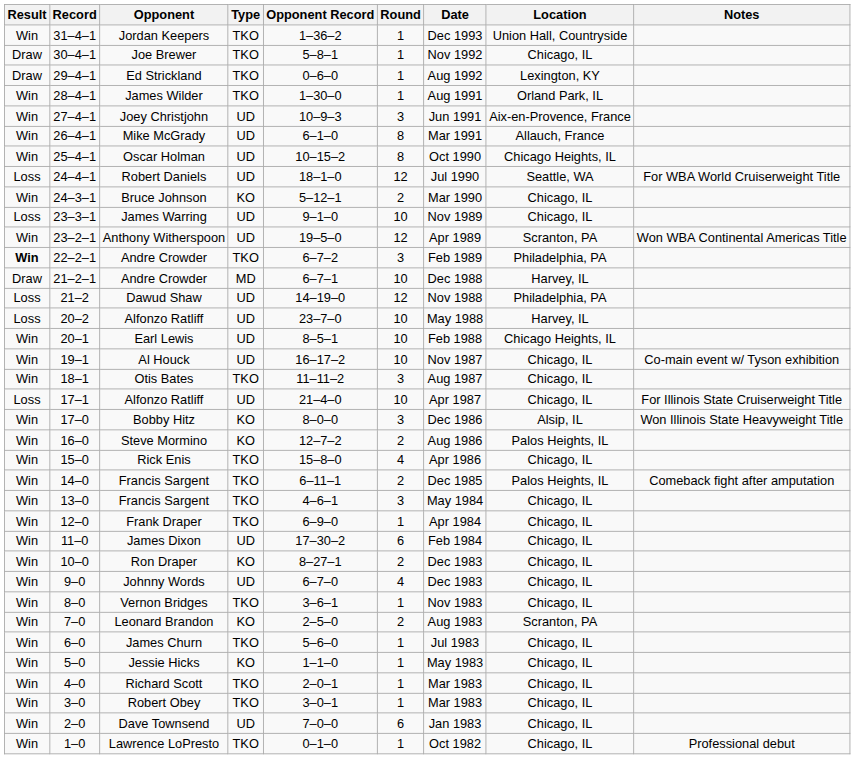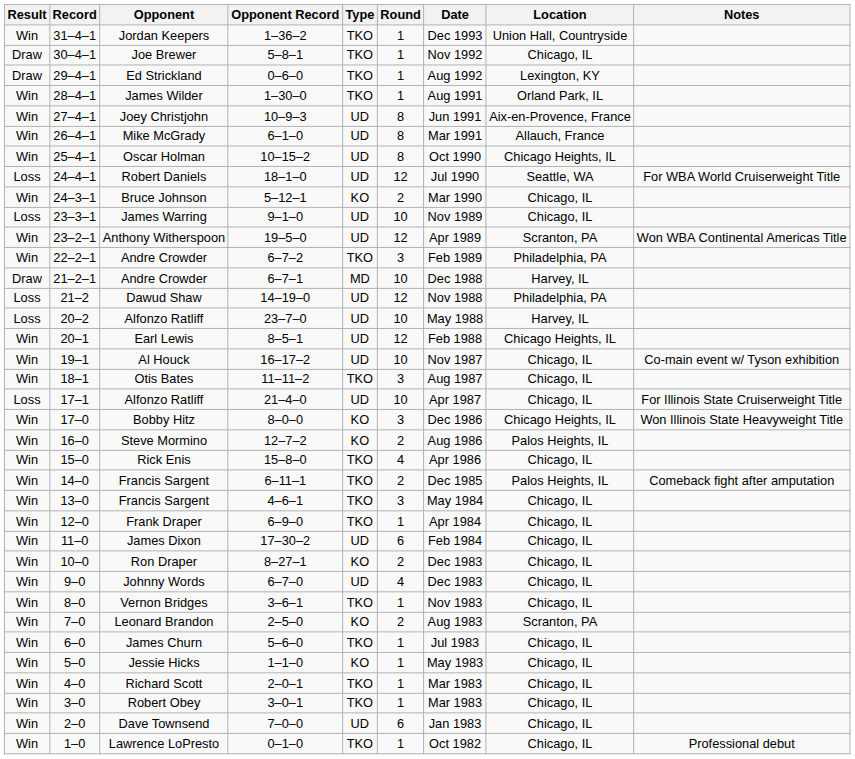columns swapped: (320, 15) <-> (246, 15)
(401, 116) 3 -> (401, 116) 8
(27, 258) bold -> (27, 258) normal
(401, 339) 10 -> (401, 339) 12
(560, 420) Alsip, IL -> (560, 420) Chicago Heights, IL
